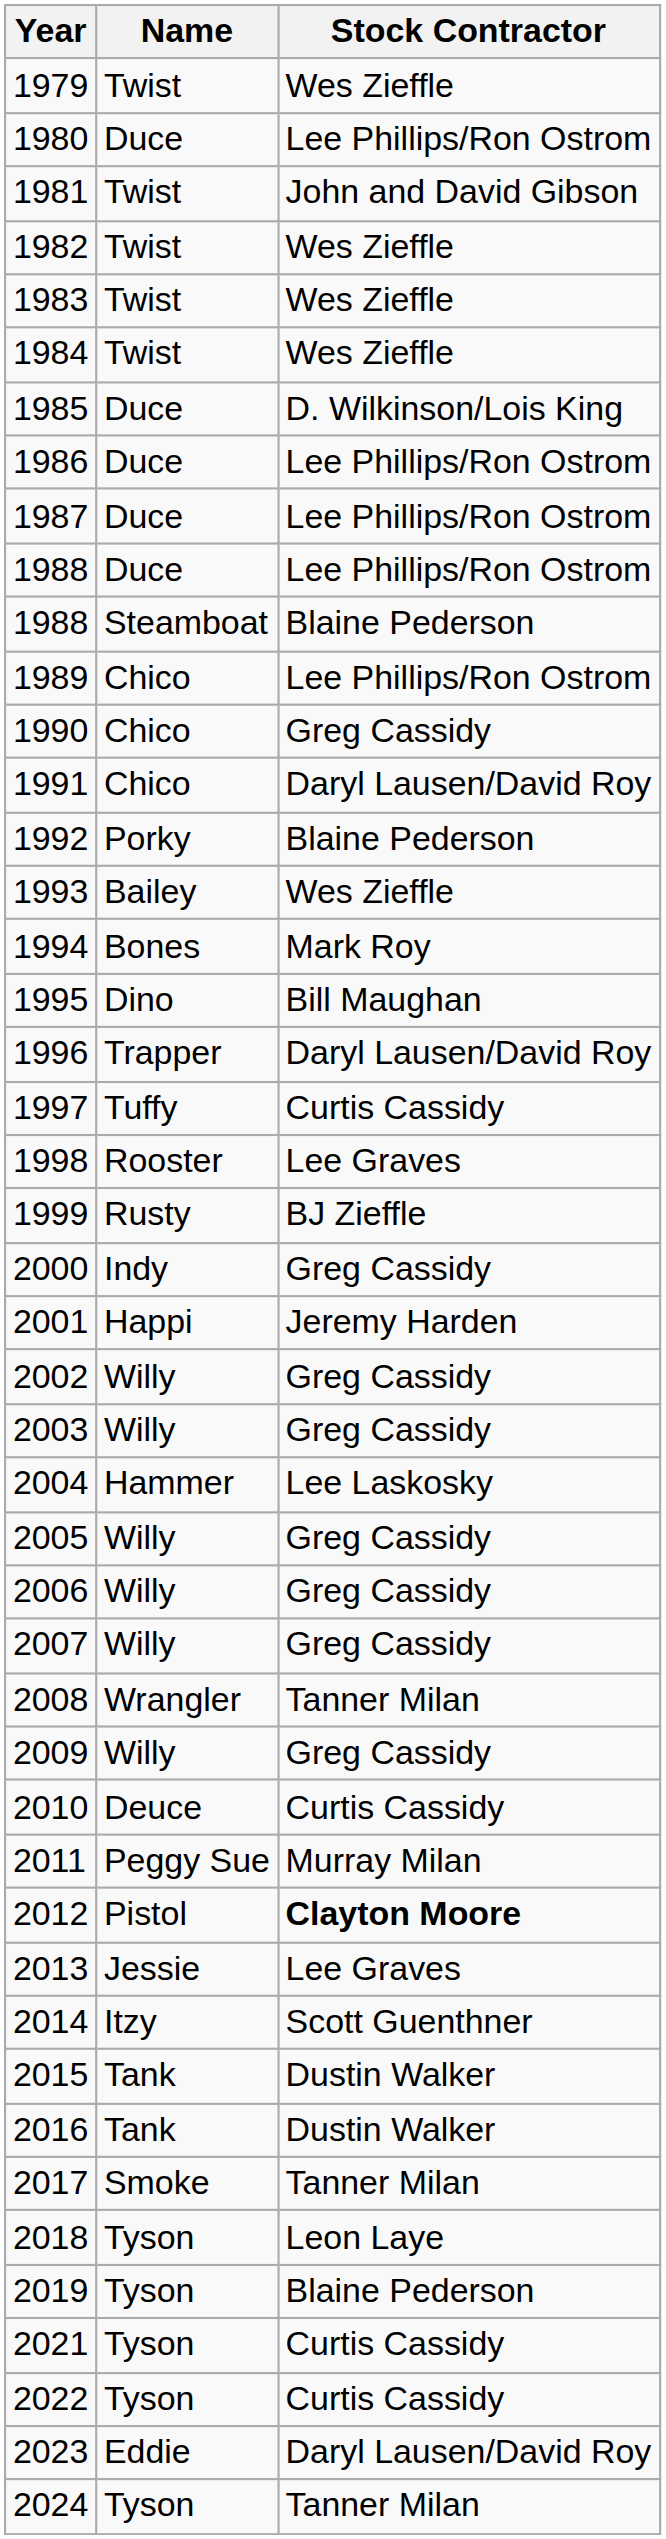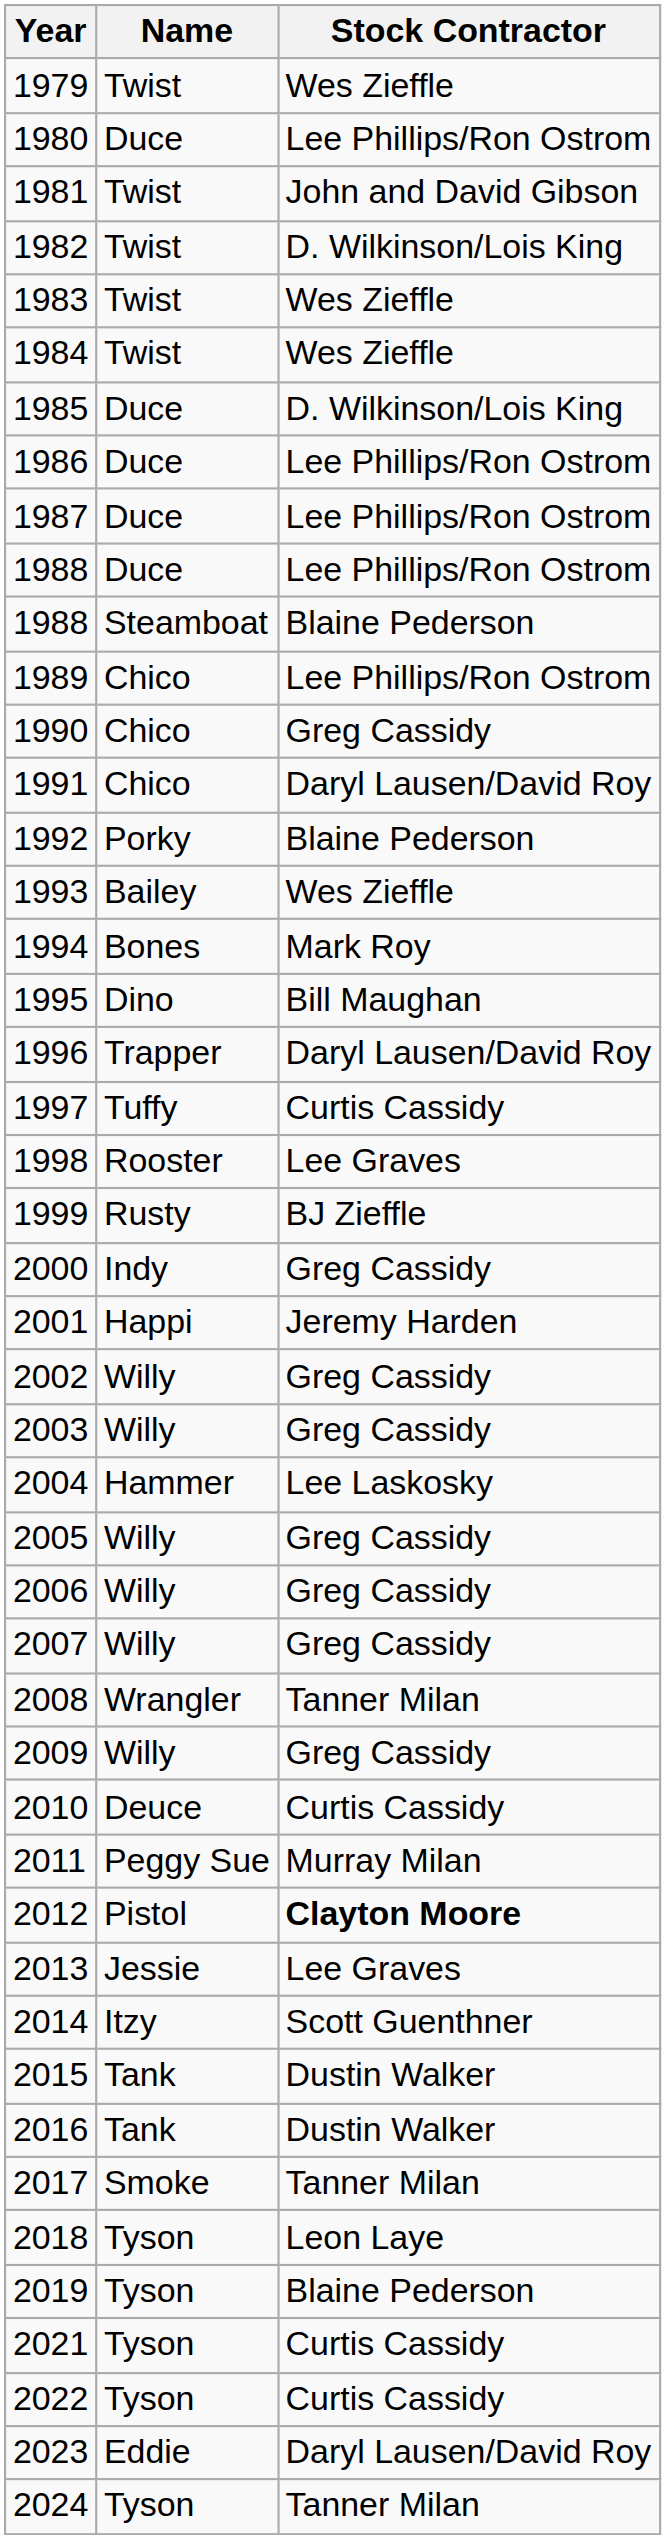(370, 246) Wes Zieffle -> (454, 246) D. Wilkinson/Lois King
